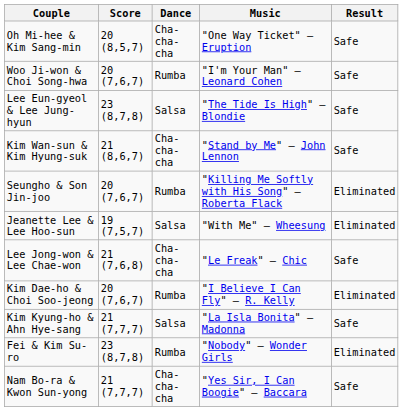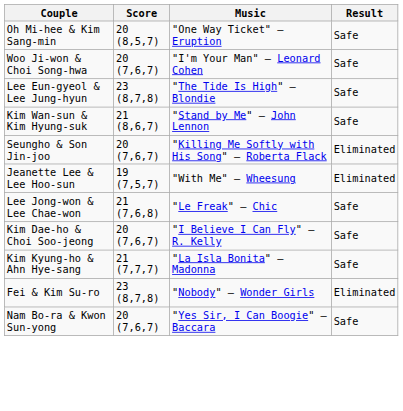- column: (176, 13)
(365, 295) Eliminated -> (346, 236) Safe
(123, 386) 21 (7,7,7) -> (138, 321) 20 (7,6,7)
